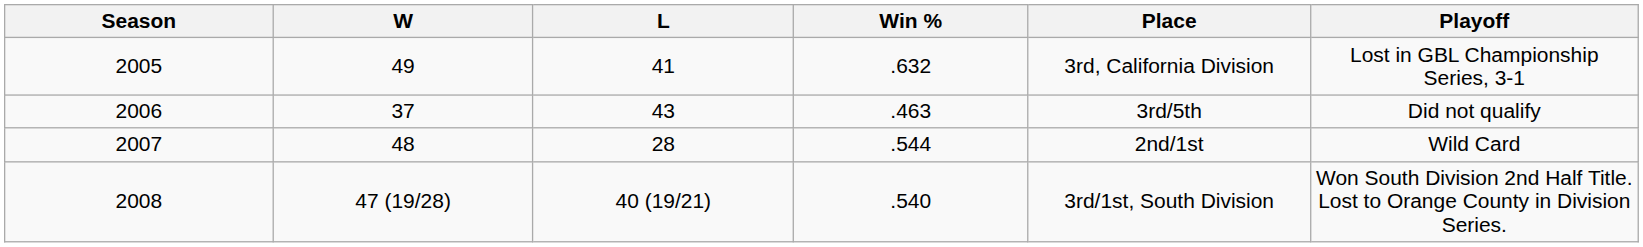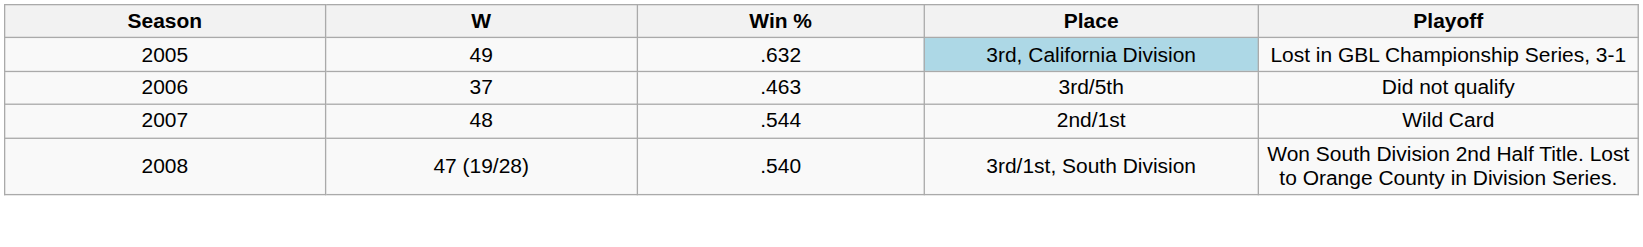- column: (663, 21)
(1169, 66) no background -> (1091, 54) lightblue background
